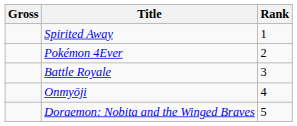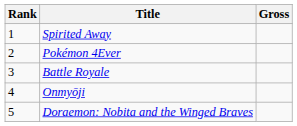columns swapped: (275, 14) <-> (23, 14)
